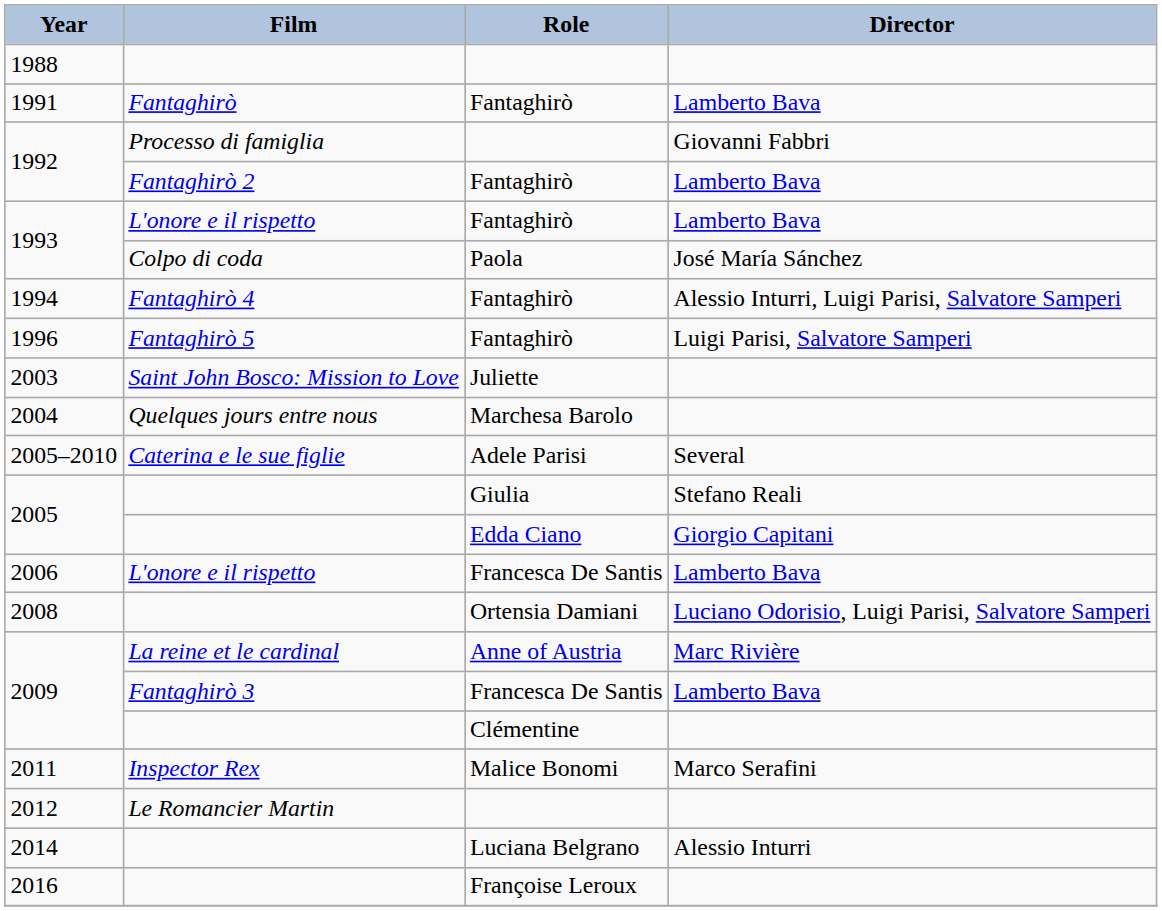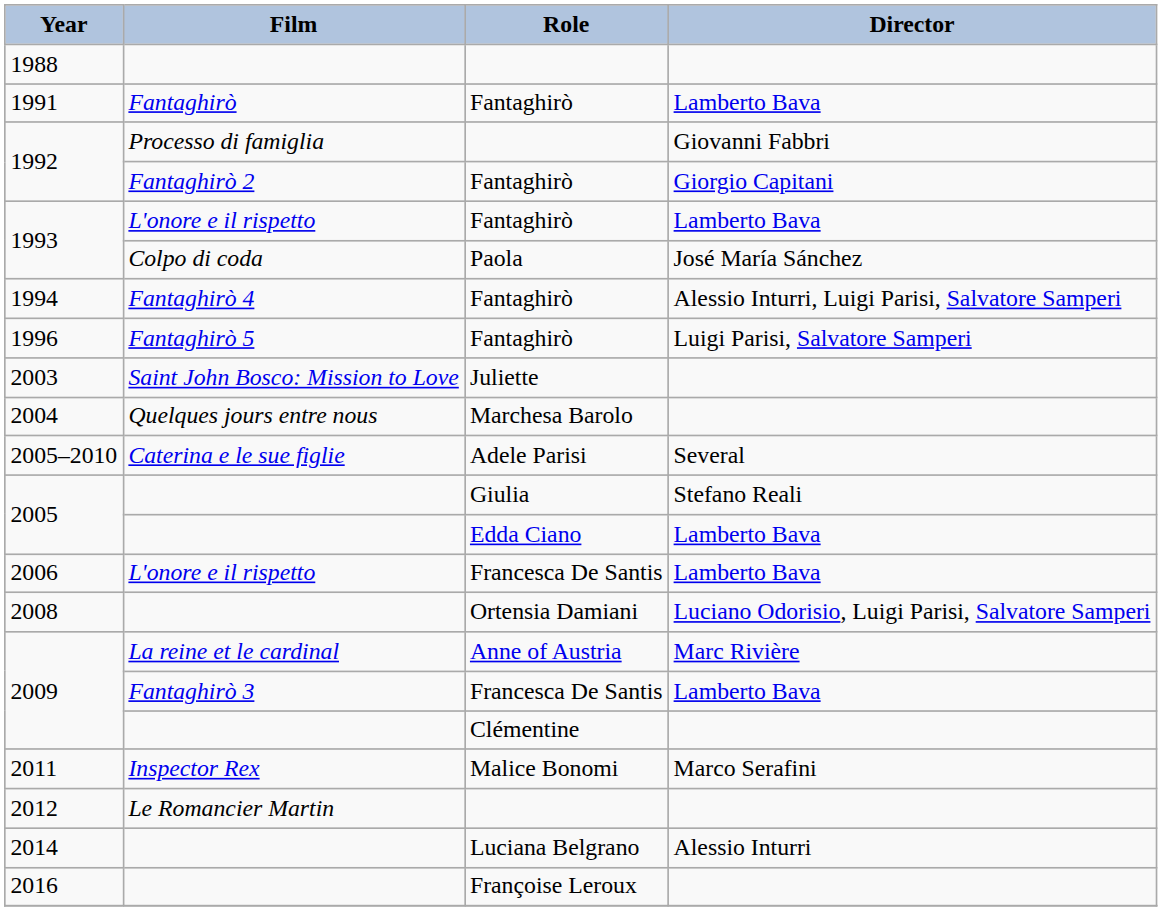(747, 181) Lamberto Bava -> (754, 181) Giorgio Capitani
(754, 533) Giorgio Capitani -> (747, 533) Lamberto Bava
